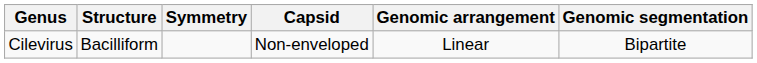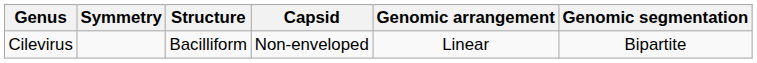columns swapped: (119, 17) <-> (206, 17)
